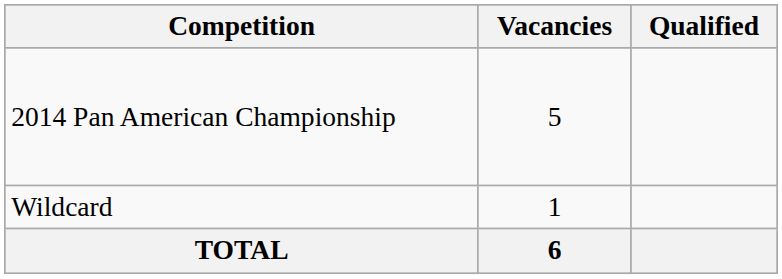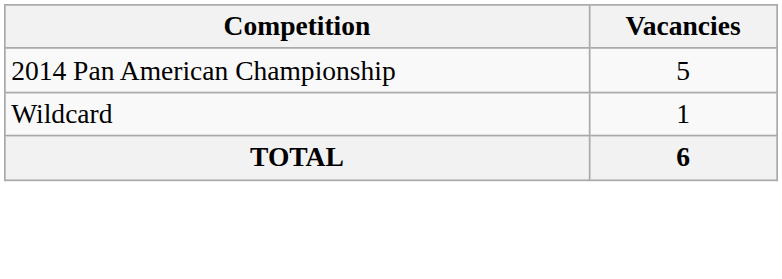- column: (704, 26)
